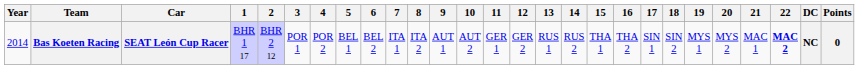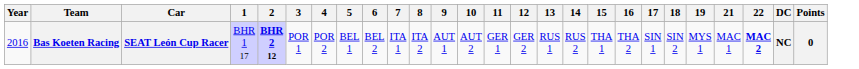- column: (727, 12)
(18, 42) 2014 -> (18, 42) 2016
(271, 42) normal -> (272, 42) bold
